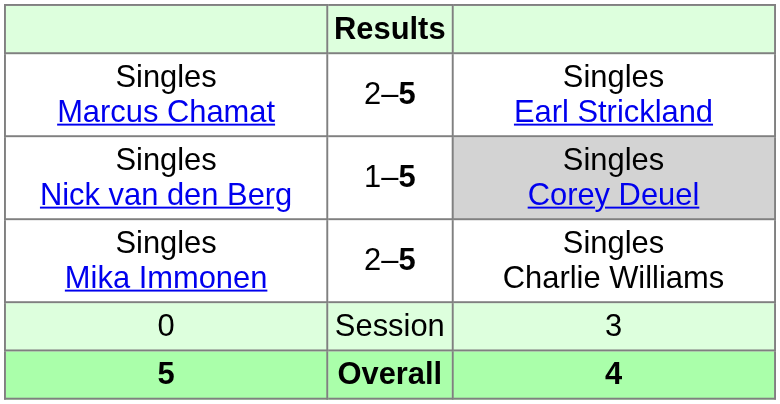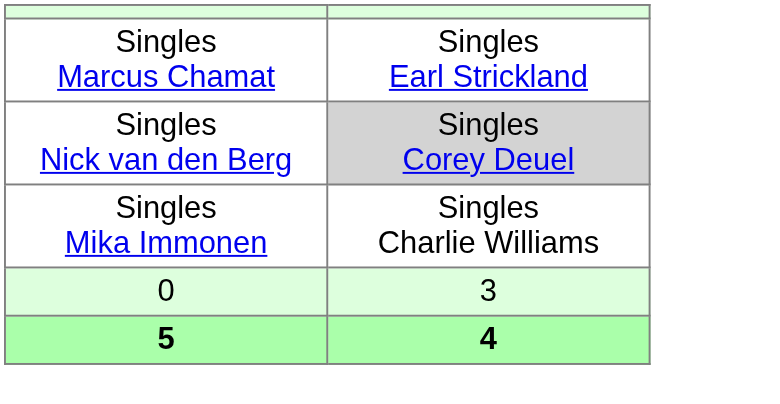- column: (390, 28)
